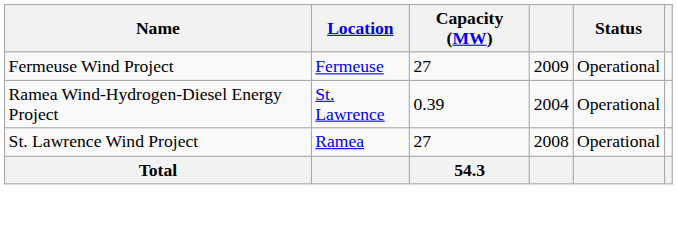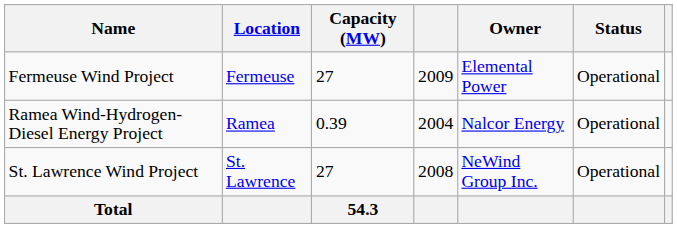+ column: (515, 28)
(350, 103) St. Lawrence -> (250, 123) Ramea
(340, 141) Ramea -> (261, 171) St. Lawrence
